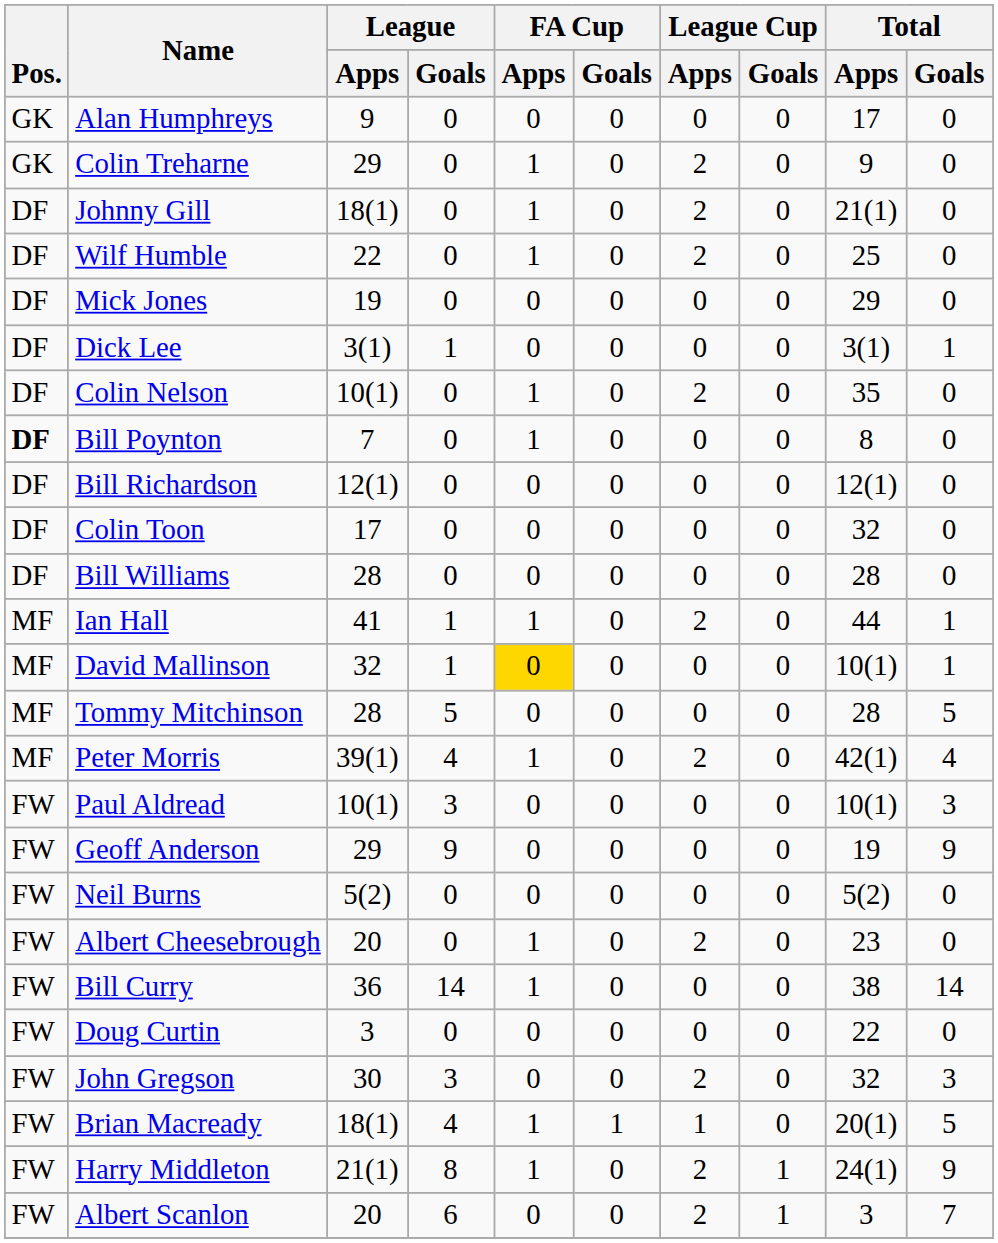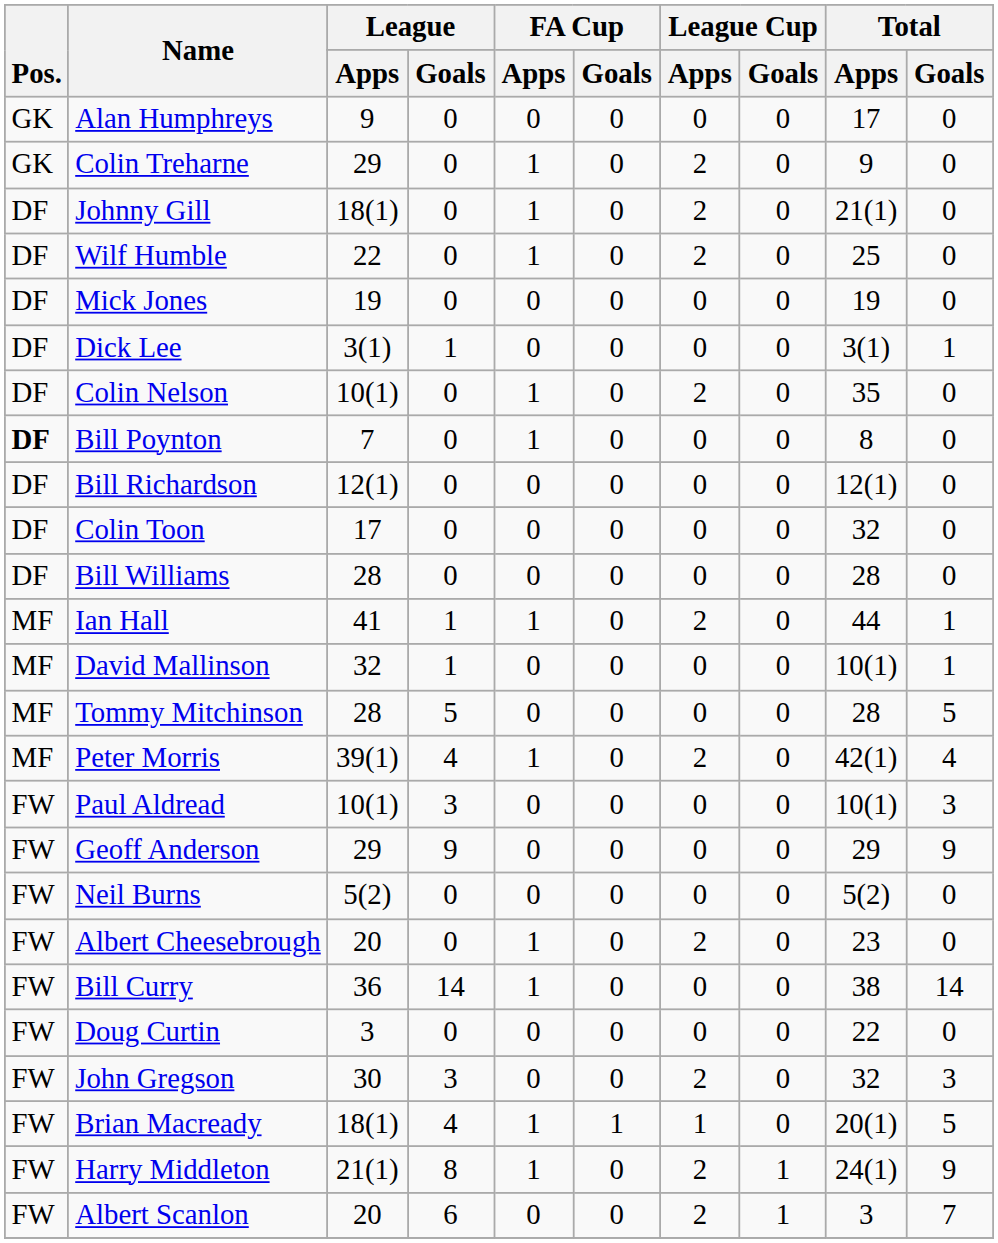(866, 301) 29 -> (866, 301) 19
(534, 666) gold background -> (534, 666) no background
(866, 849) 19 -> (866, 849) 29
